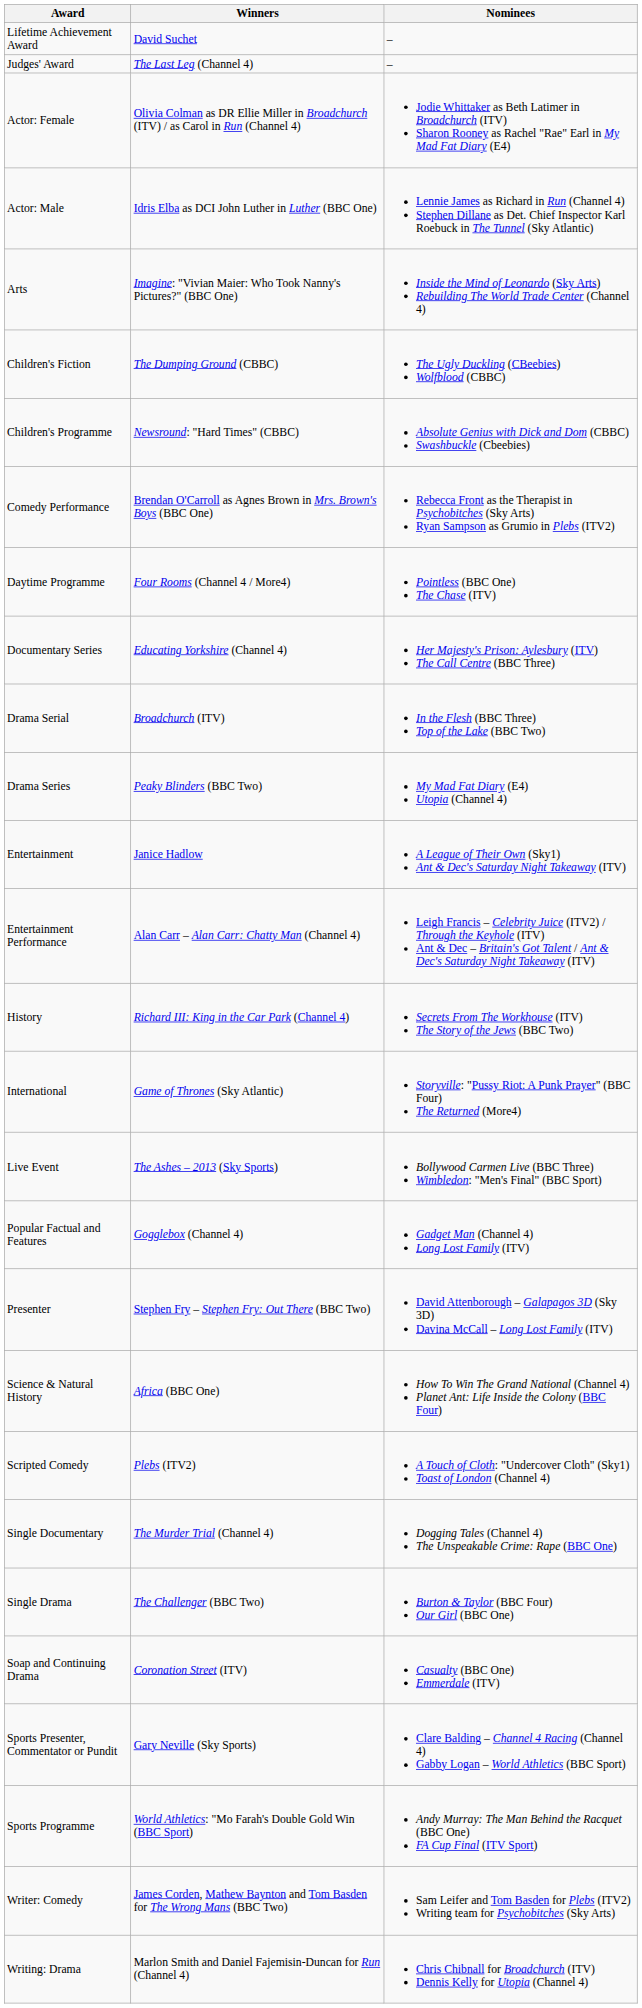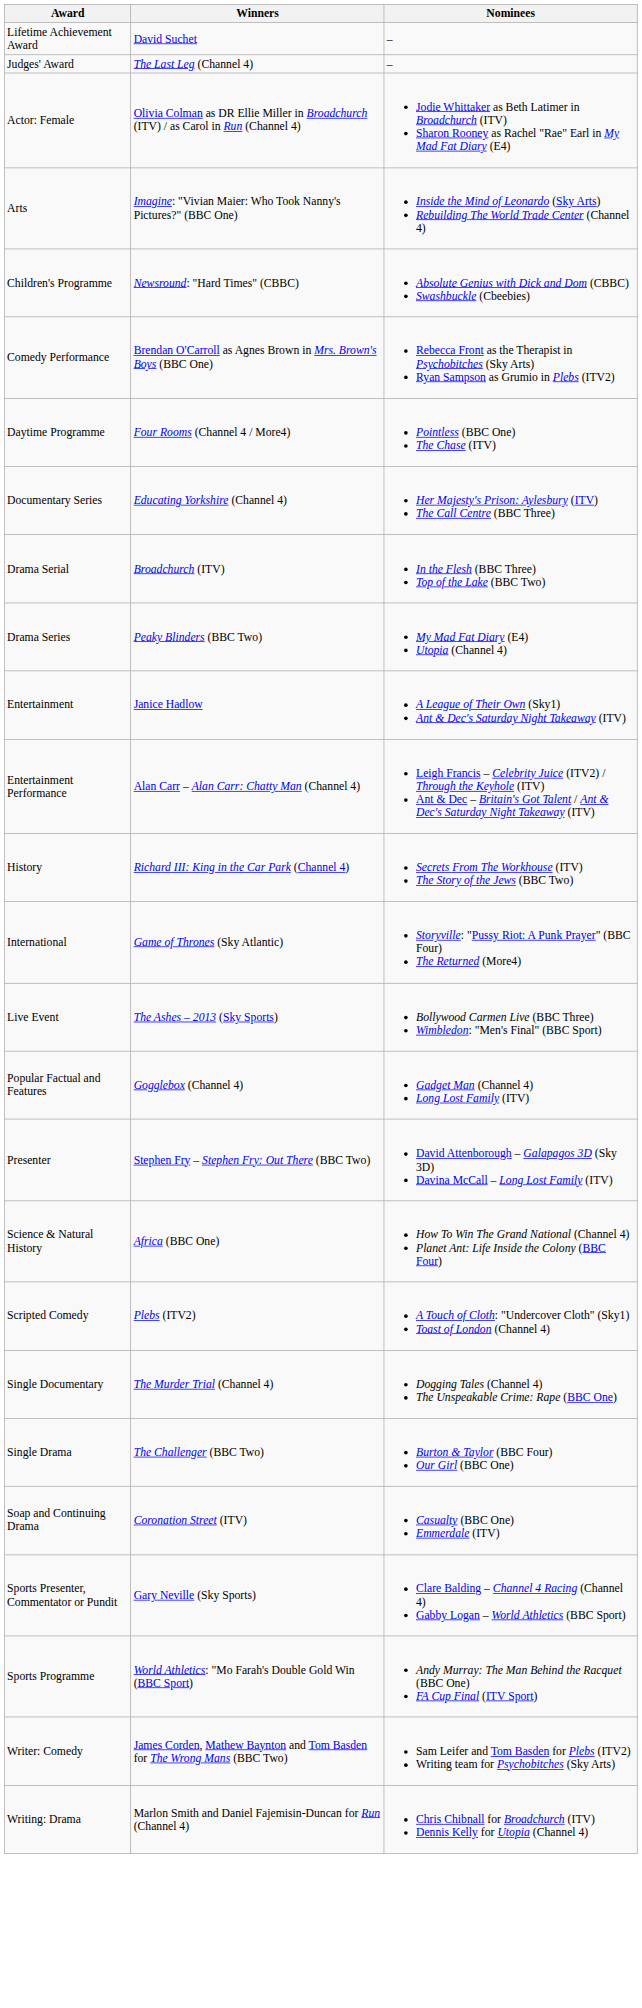- row: (35, 208)
- row: (49, 364)
